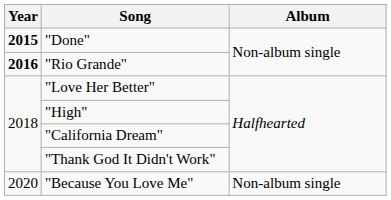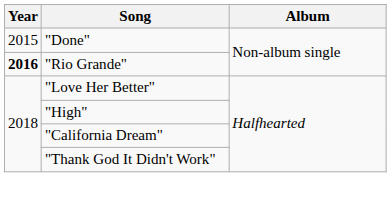(23, 40) bold -> (23, 40) normal
- row: (119, 183)
